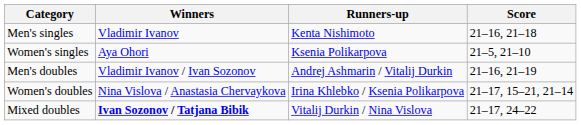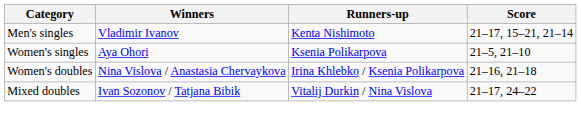(503, 33) 21–16, 21–18 -> (521, 33) 21–17, 15–21, 21–14
- row: (42, 71)
(521, 91) 21–17, 15–21, 21–14 -> (503, 71) 21–16, 21–18
(173, 110) bold -> (169, 91) normal
